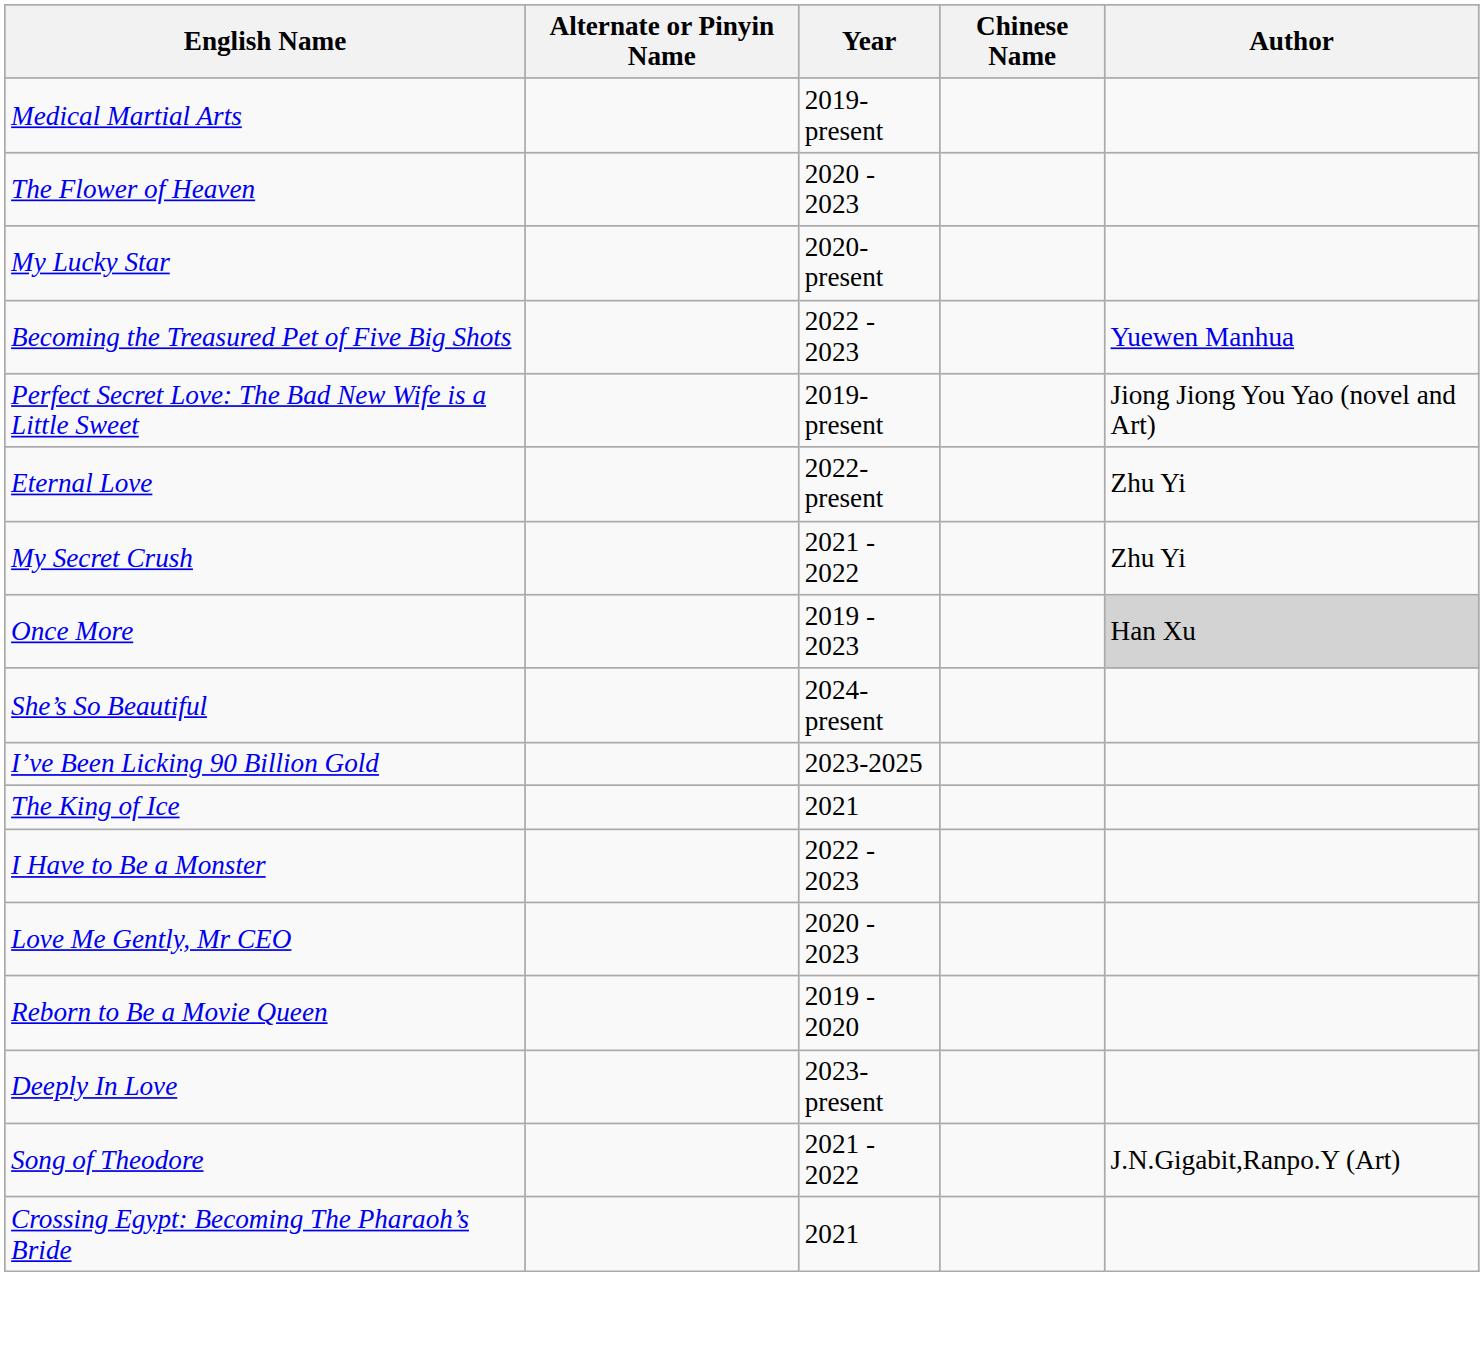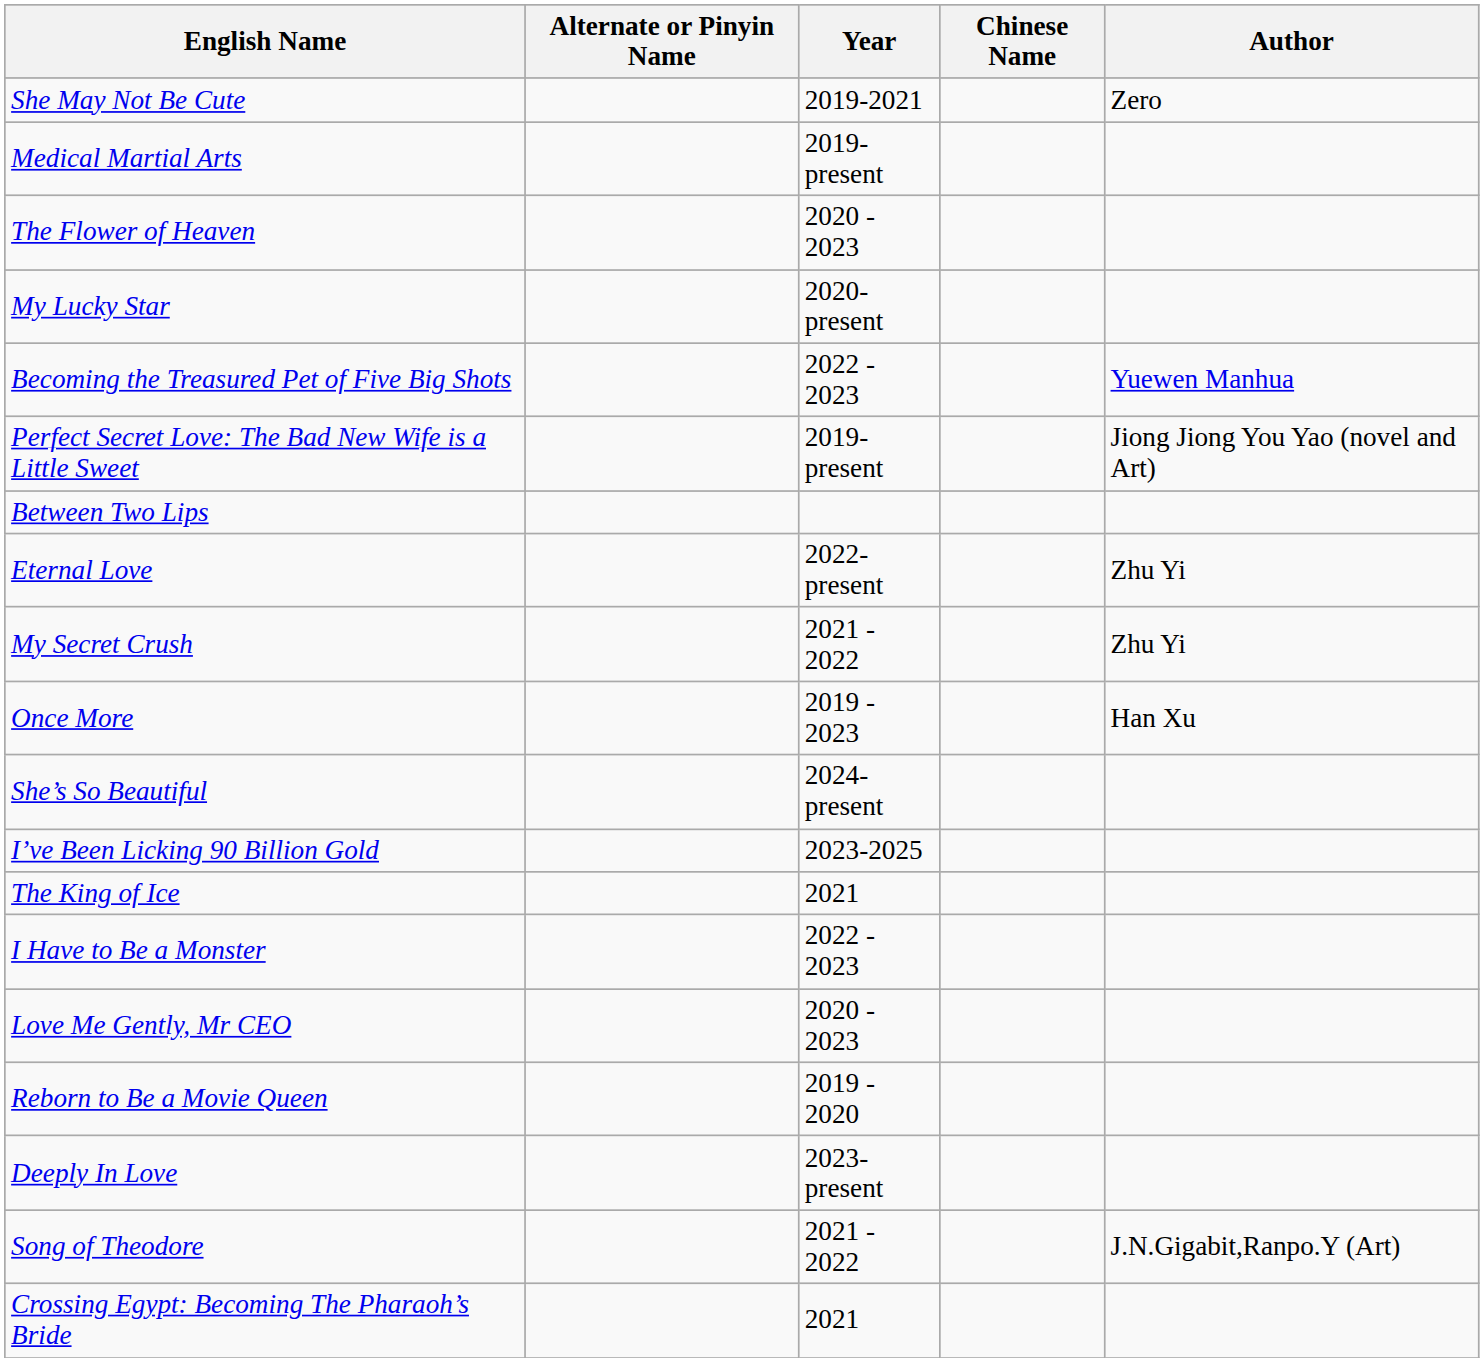+ row: (128, 99)
+ row: (110, 511)
(1153, 631) lightgrey background -> (1153, 717) no background
